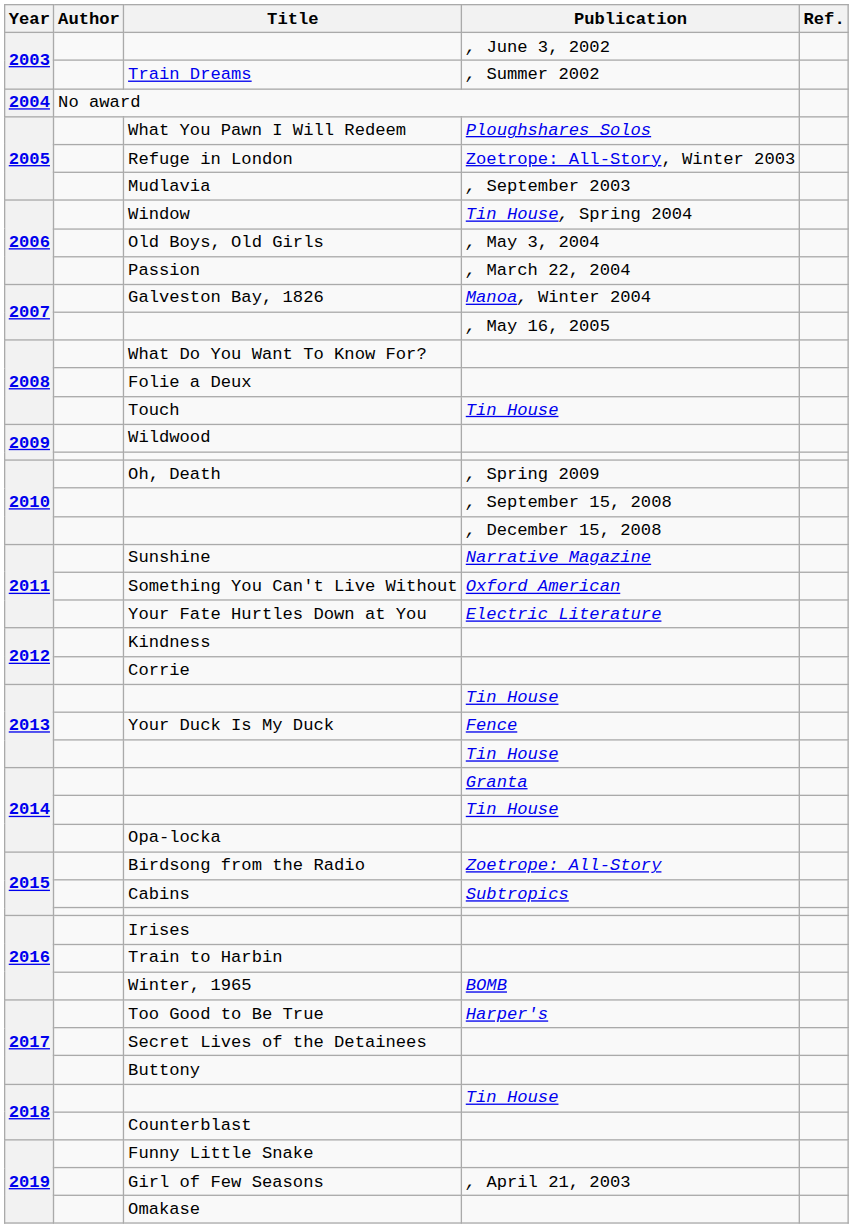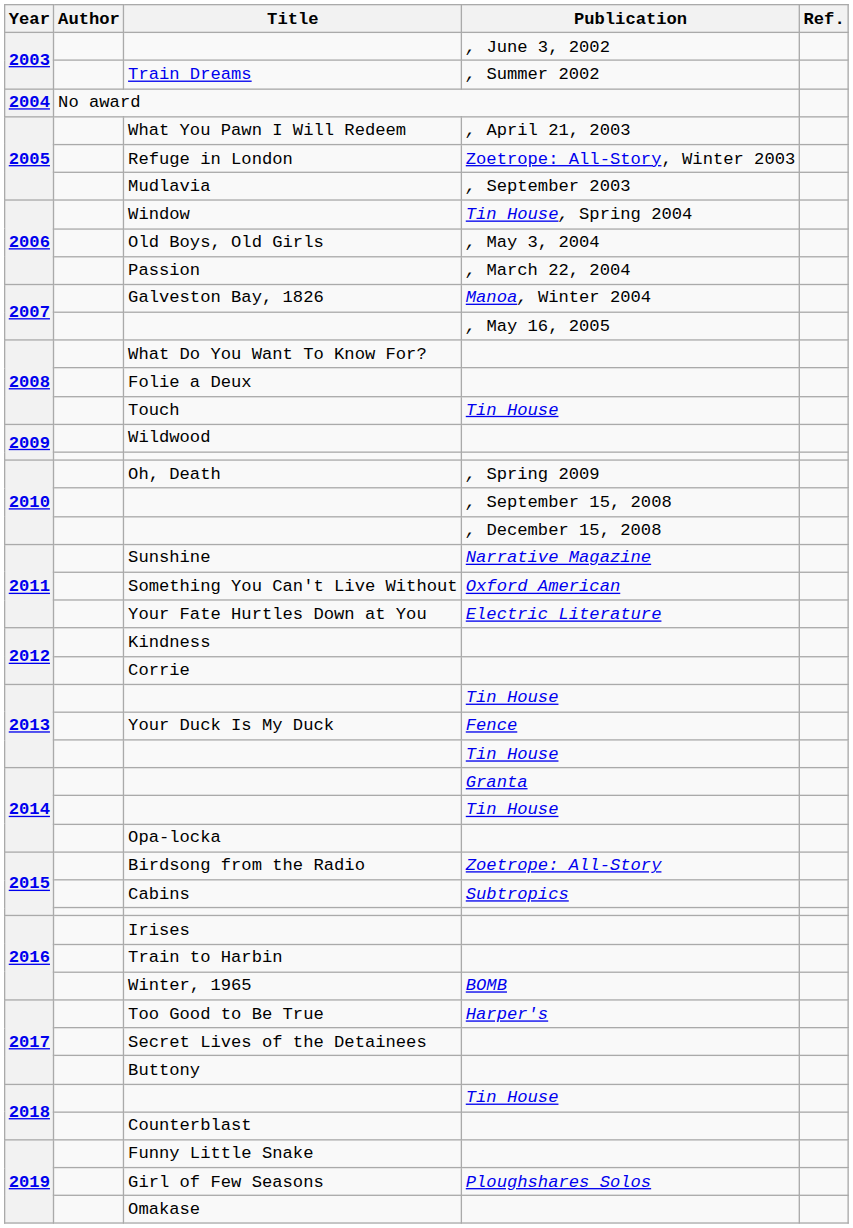(558, 131) Ploughshares Solos -> (548, 131) , April 21, 2003
(548, 1182) , April 21, 2003 -> (558, 1182) Ploughshares Solos
